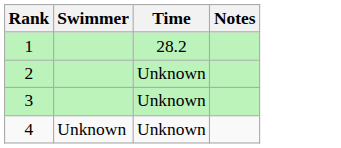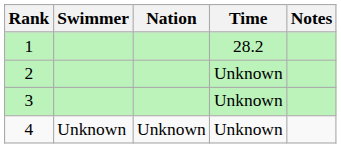+ column: (171, 18)
